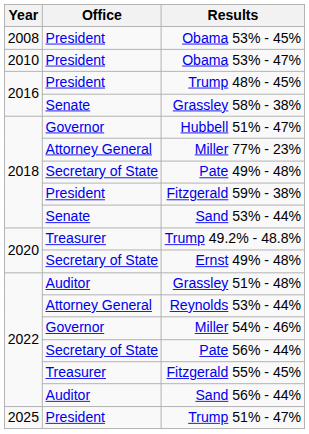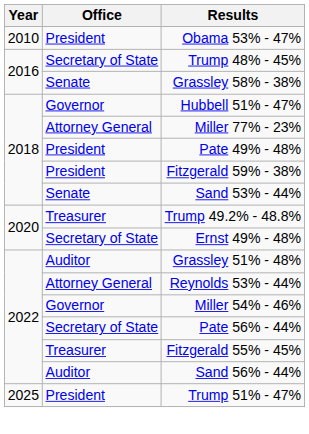- row: (242, 37)
(75, 82) President -> (102, 60) Secretary of State
(102, 171) Secretary of State -> (75, 149) President
